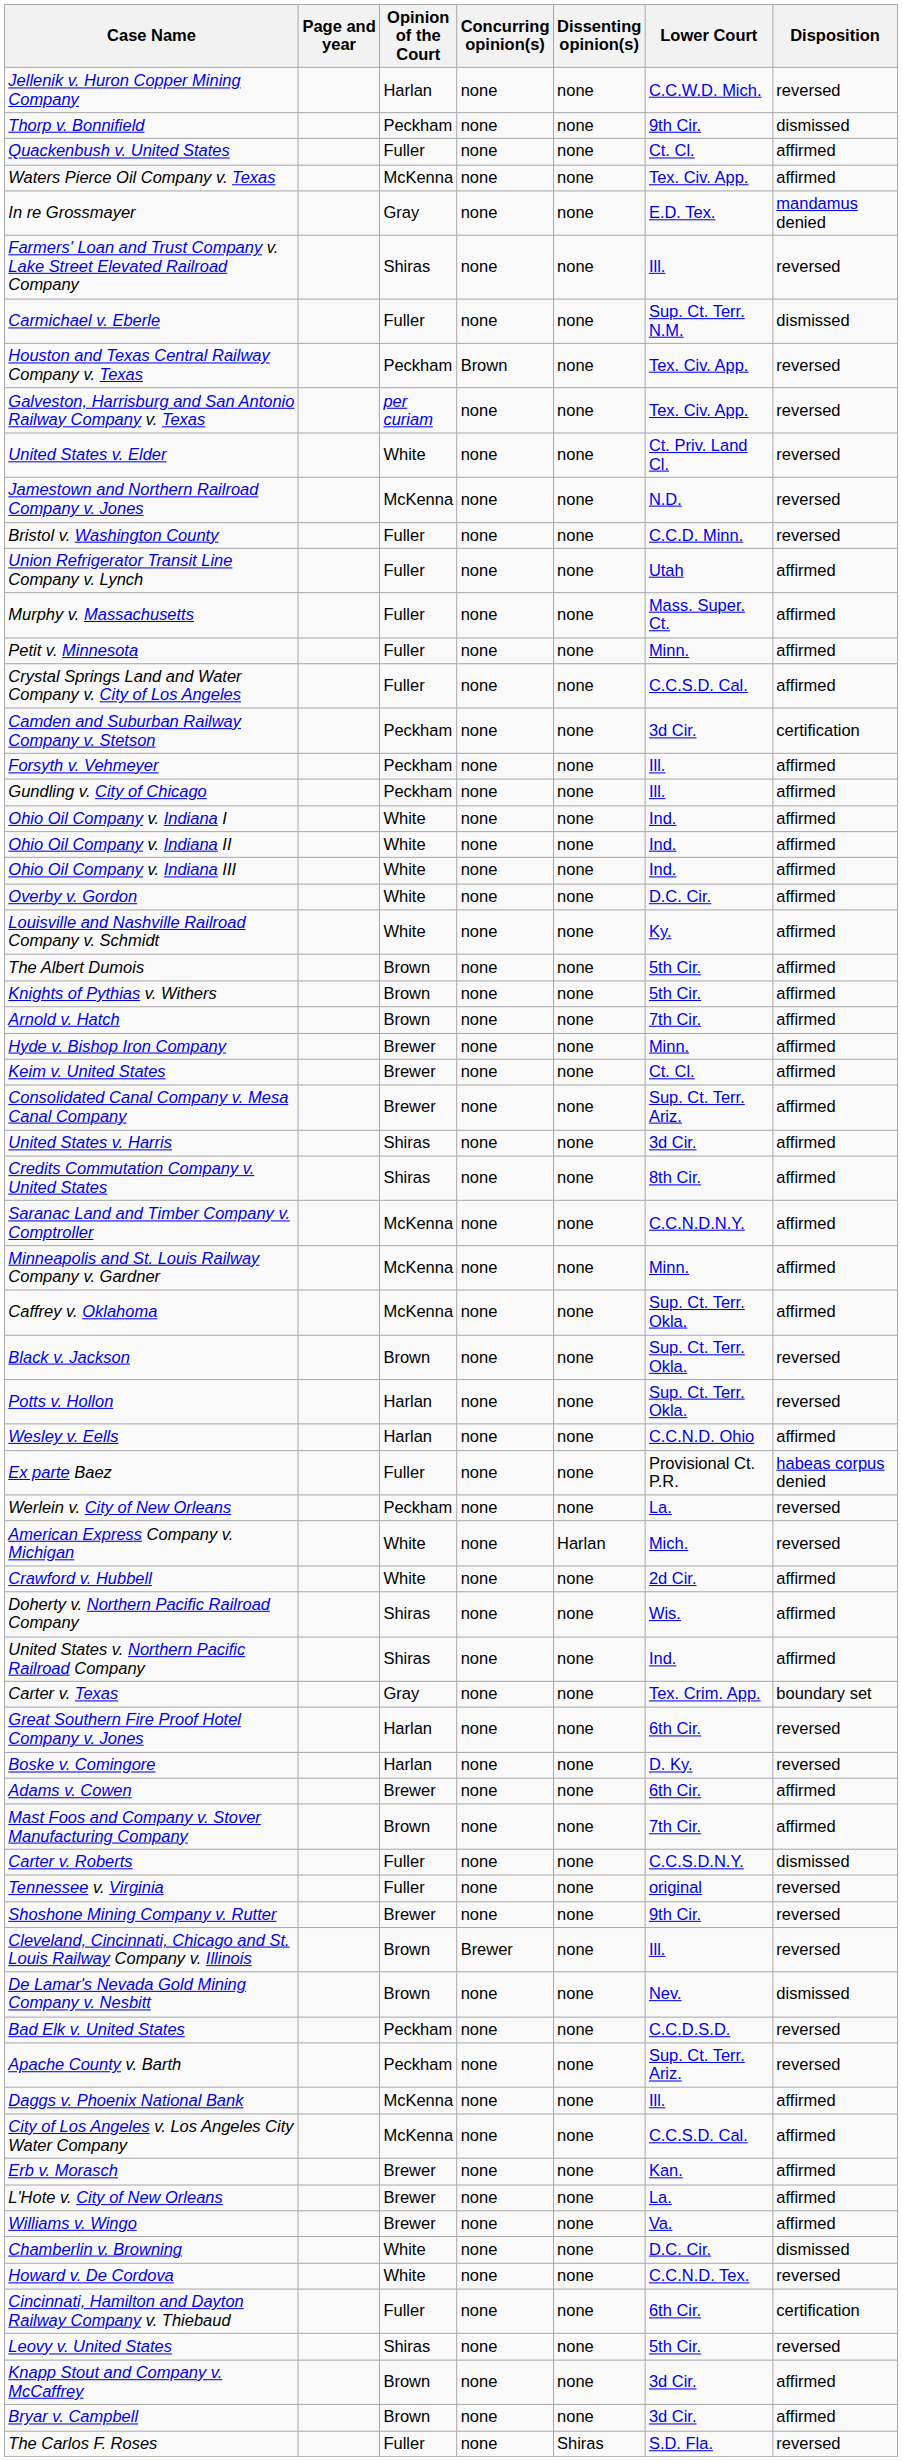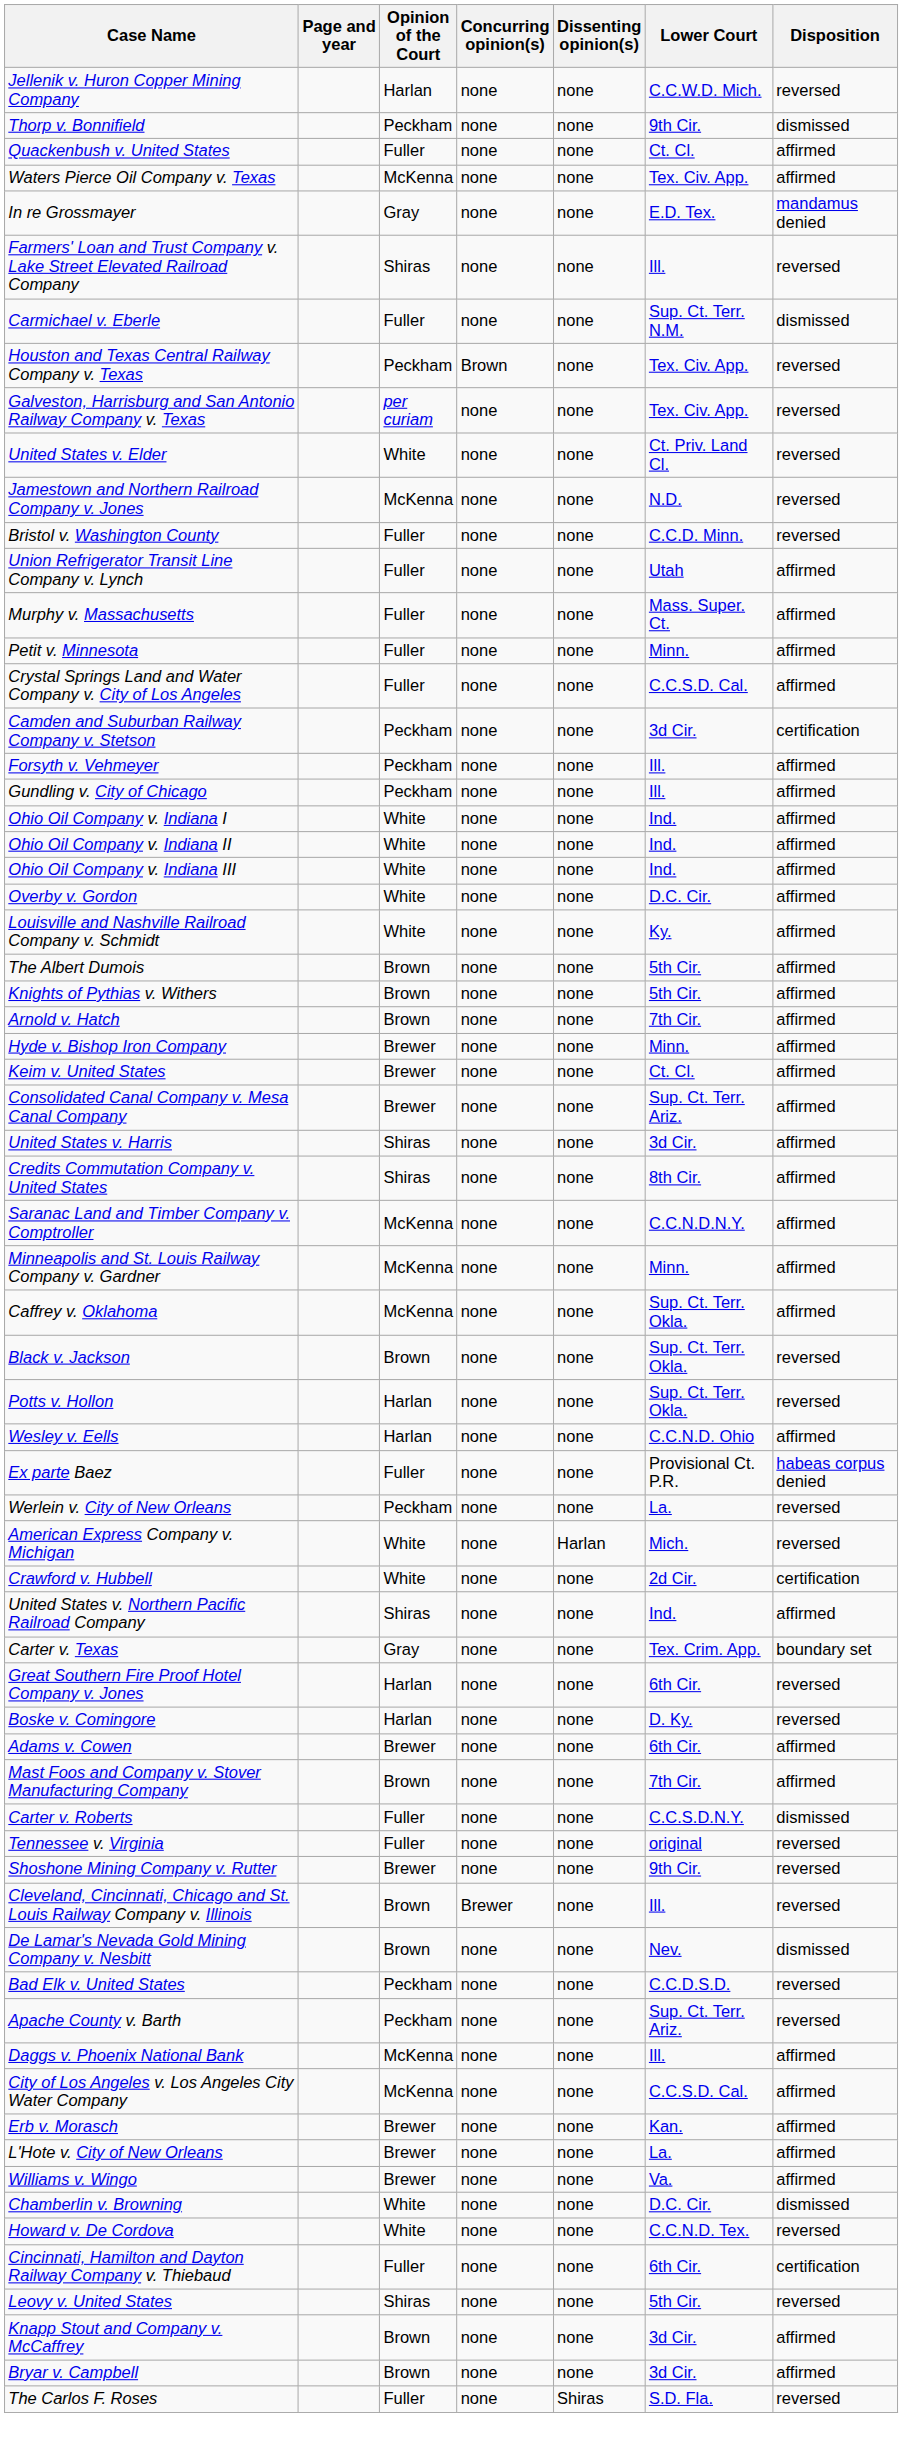(806, 1578) affirmed -> (818, 1578) certification
- row: (139, 1614)
